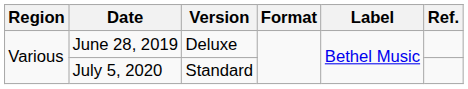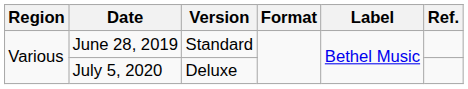(211, 44) Deluxe -> (219, 44) Standard
(219, 70) Standard -> (211, 70) Deluxe
